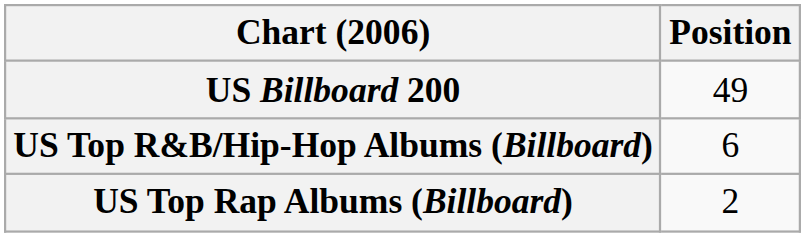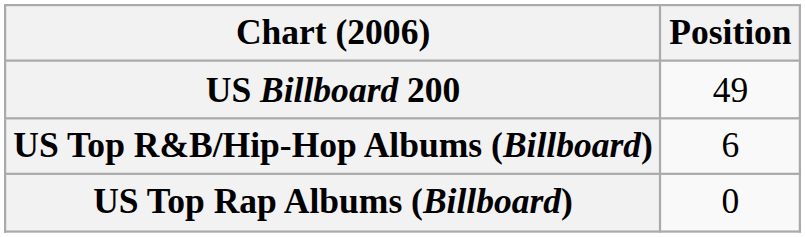(730, 201) 2 -> (730, 201) 0
